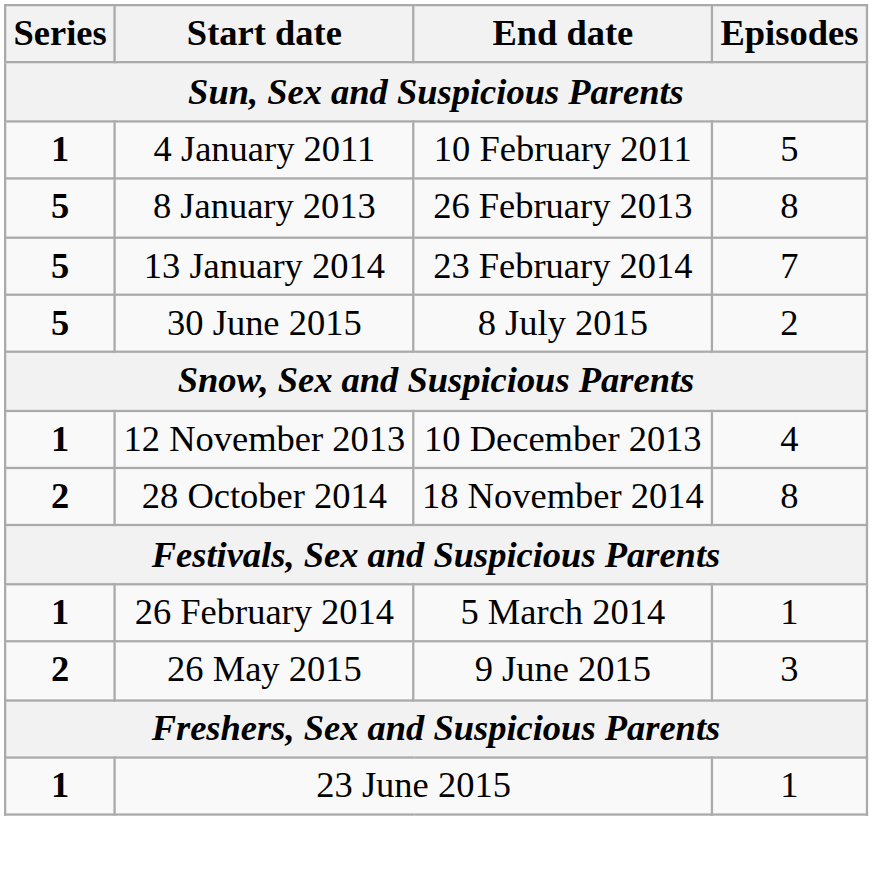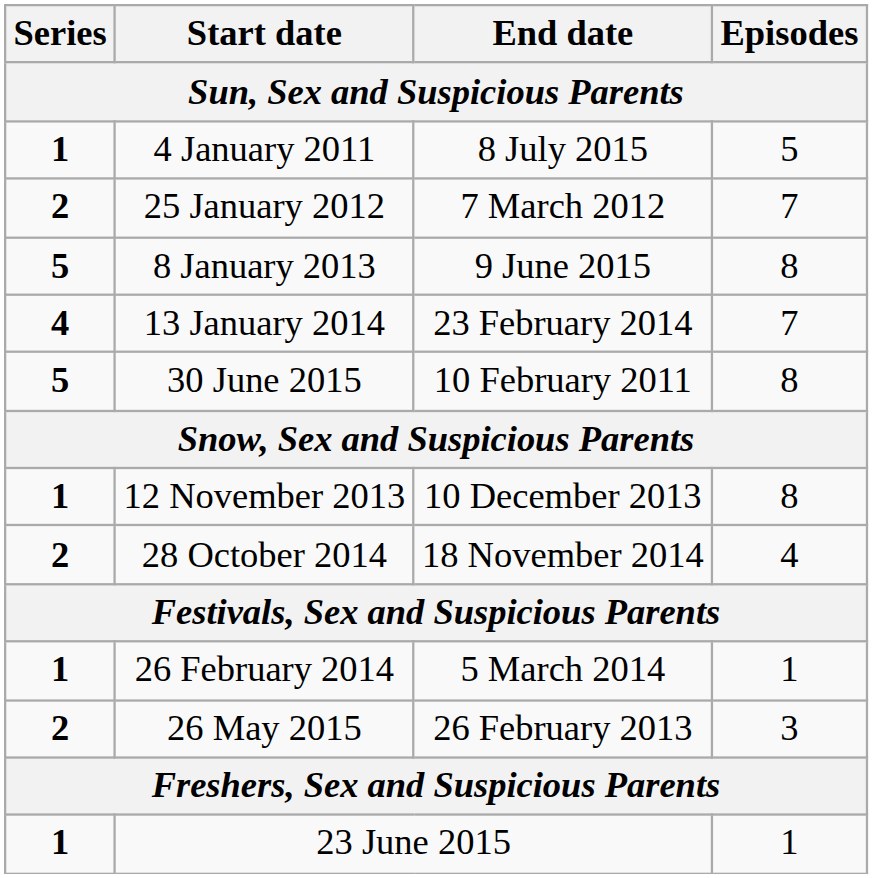(563, 149) 10 February 2011 -> (563, 149) 8 July 2015
+ row: (264, 206)
(563, 206) 26 February 2013 -> (563, 264) 9 June 2015
(60, 264) 5 -> (60, 322) 4
(563, 322) 8 July 2015 -> (563, 380) 10 February 2011
(789, 322) 2 -> (789, 380) 8
(789, 438) 4 -> (789, 496) 8
(789, 496) 8 -> (789, 554) 4
(563, 669) 9 June 2015 -> (563, 727) 26 February 2013
